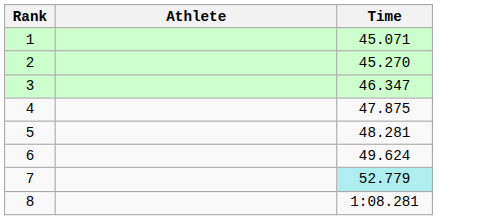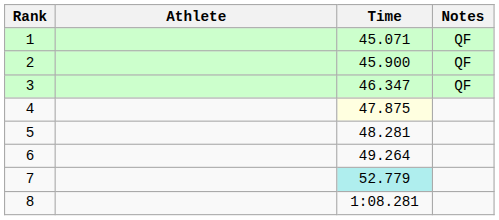+ column: (463, 16)
(385, 63) 45.270 -> (385, 63) 45.900
(385, 109) no background -> (385, 109) lightyellow background
(385, 156) 49.624 -> (385, 156) 49.264
